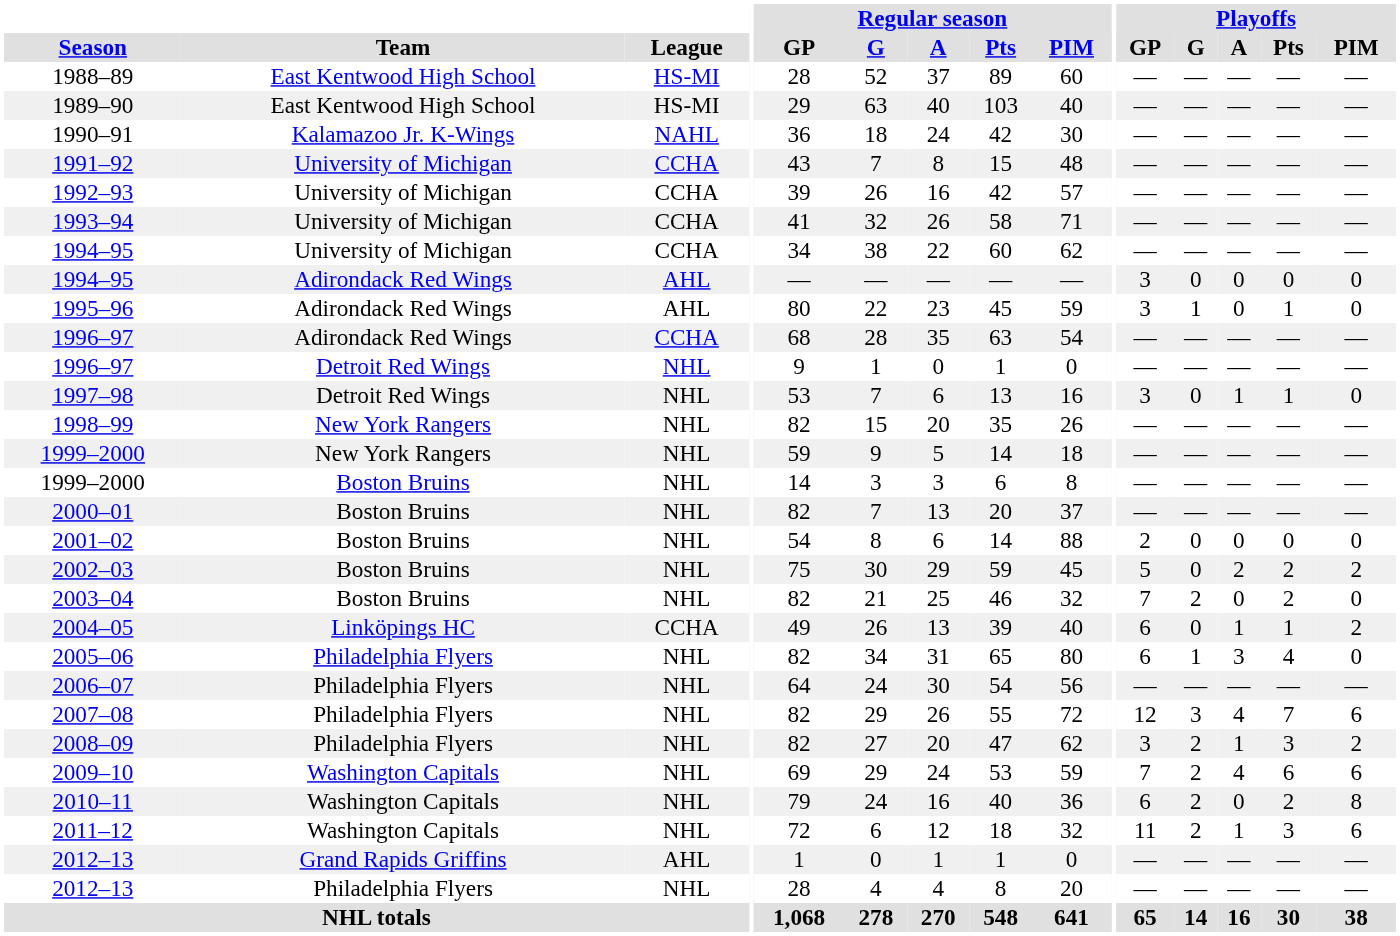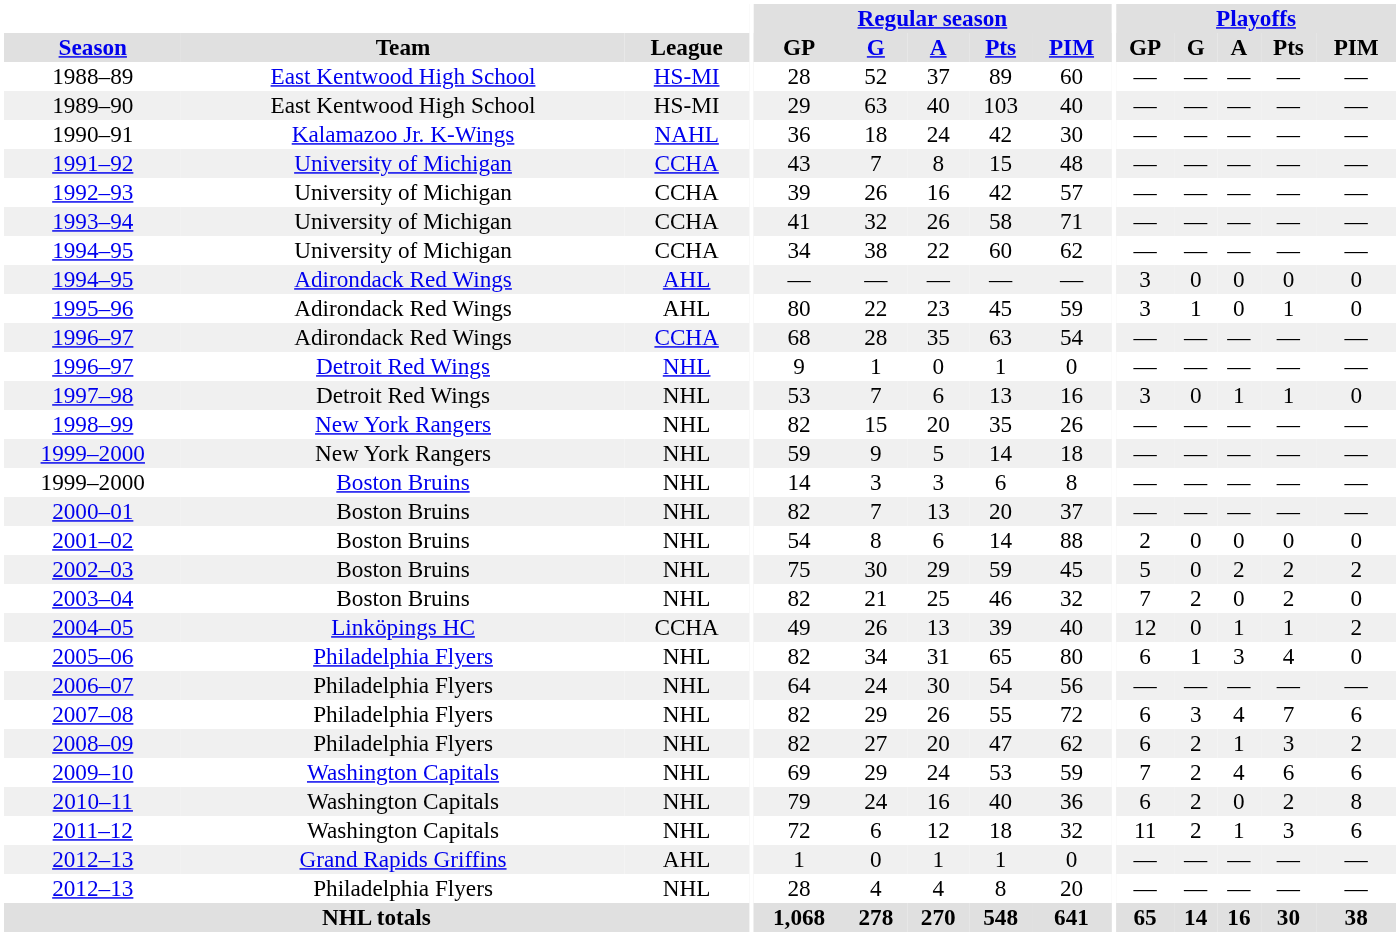(1145, 627) 6 -> (1145, 627) 12
(1145, 714) 12 -> (1145, 714) 6
(1145, 743) 3 -> (1145, 743) 6
